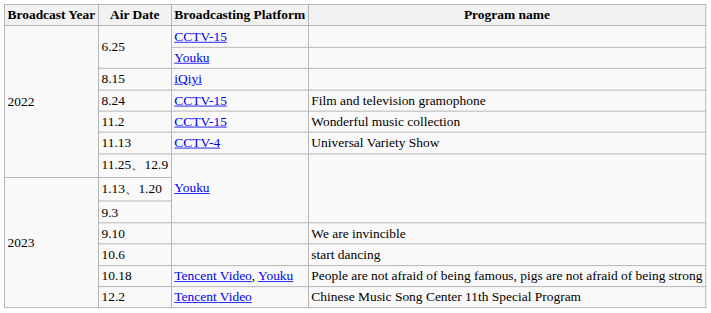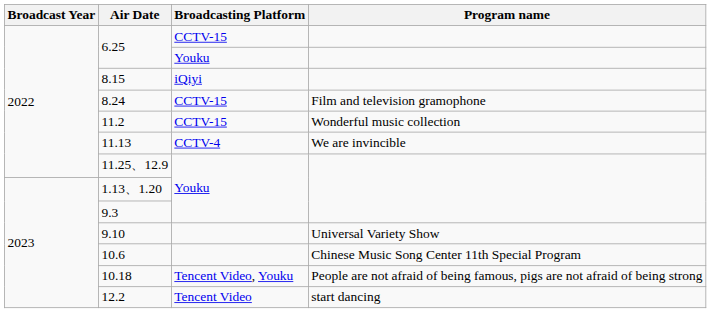(375, 143) Universal Variety Show -> (359, 143) We are invincible
(359, 233) We are invincible -> (375, 233) Universal Variety Show
(346, 254) start dancing -> (446, 254) Chinese Music Song Center 11th Special Program
(446, 297) Chinese Music Song Center 11th Special Program -> (346, 297) start dancing
